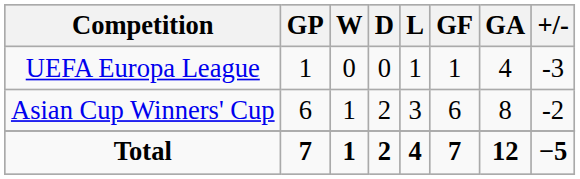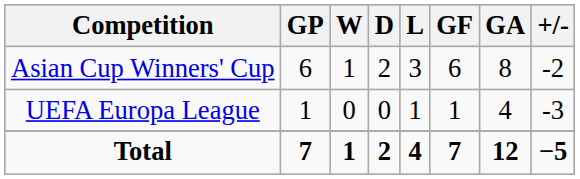rows swapped: (143, 109) <-> (143, 67)
